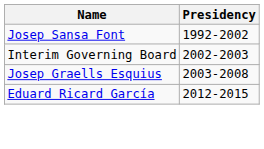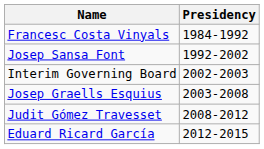+ row: (88, 34)
+ row: (85, 114)
